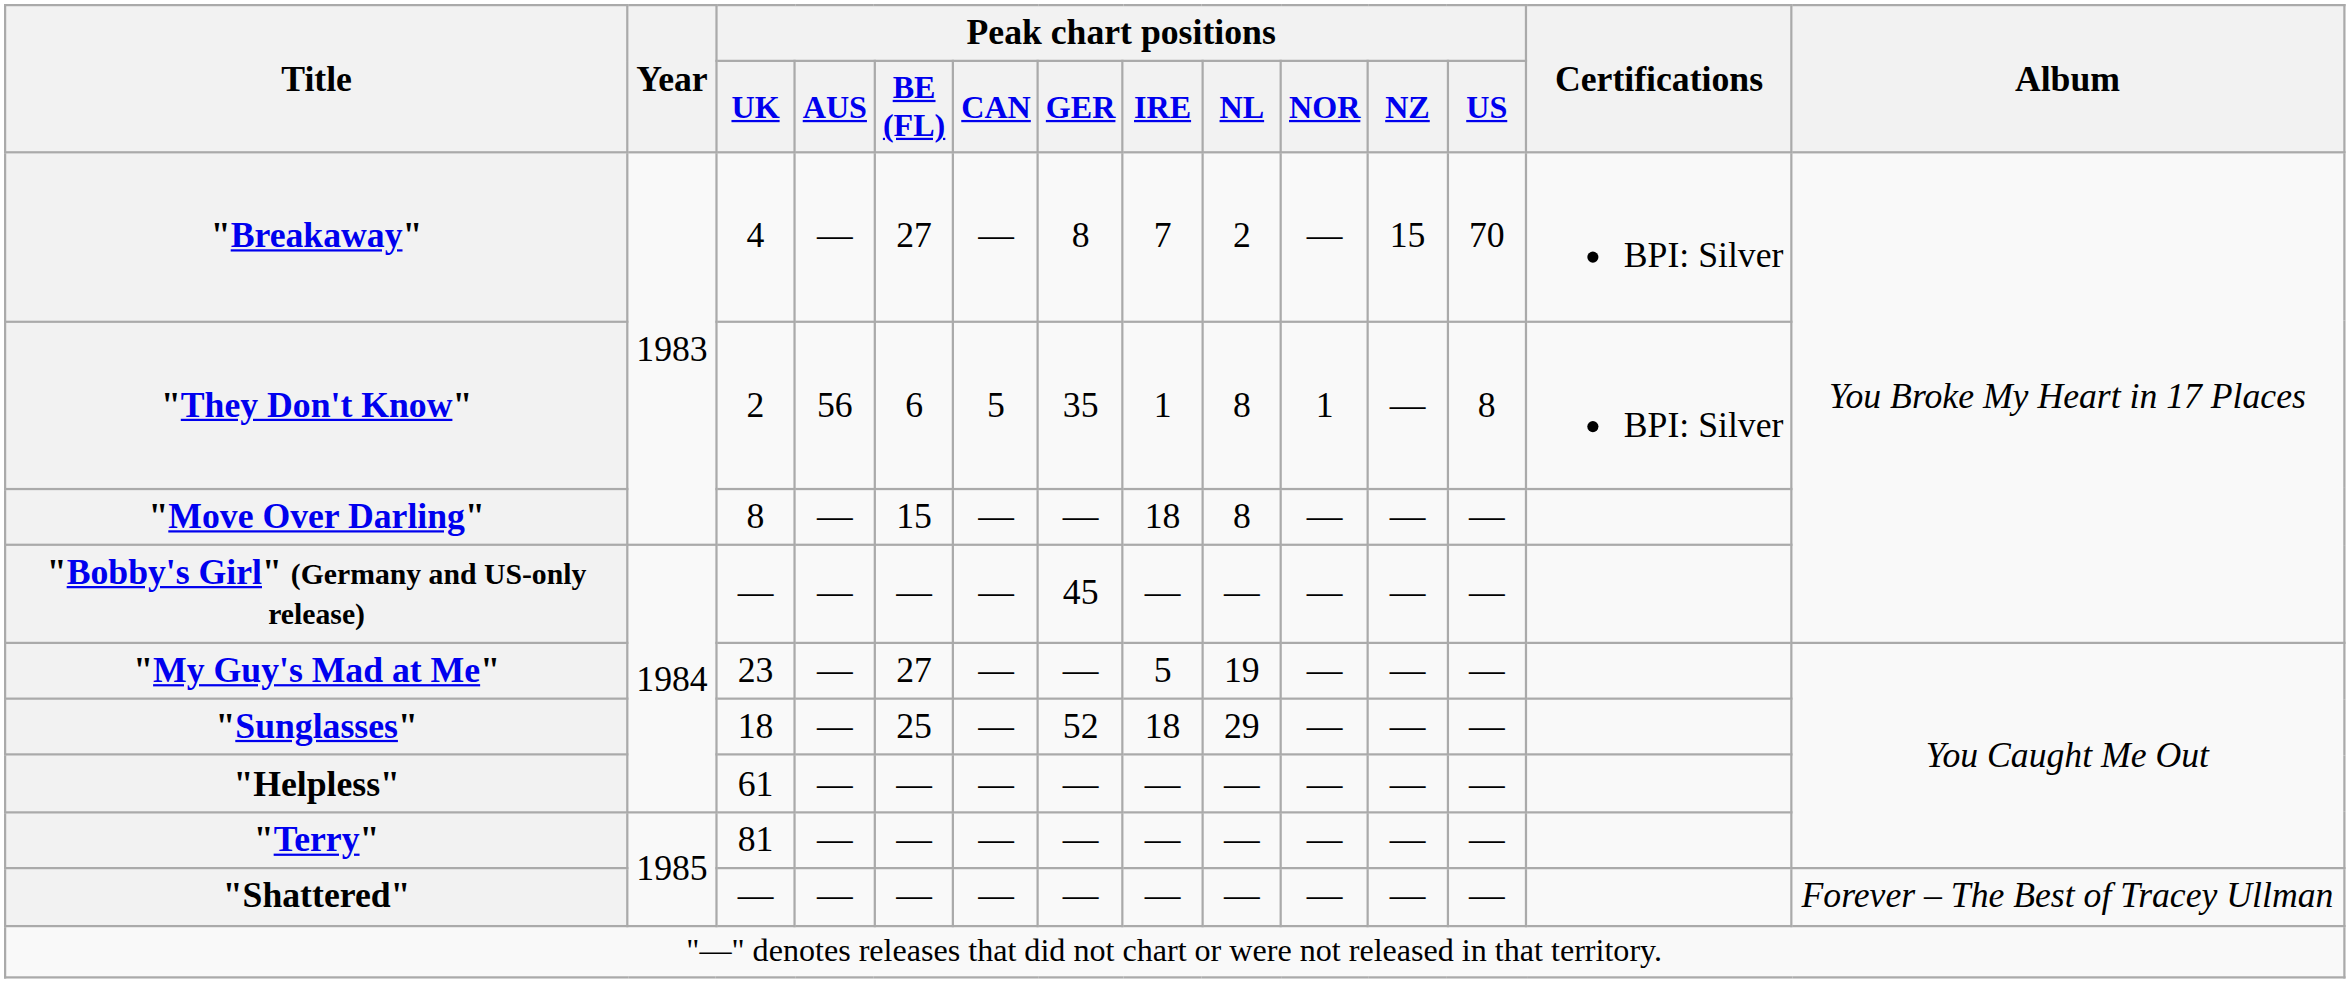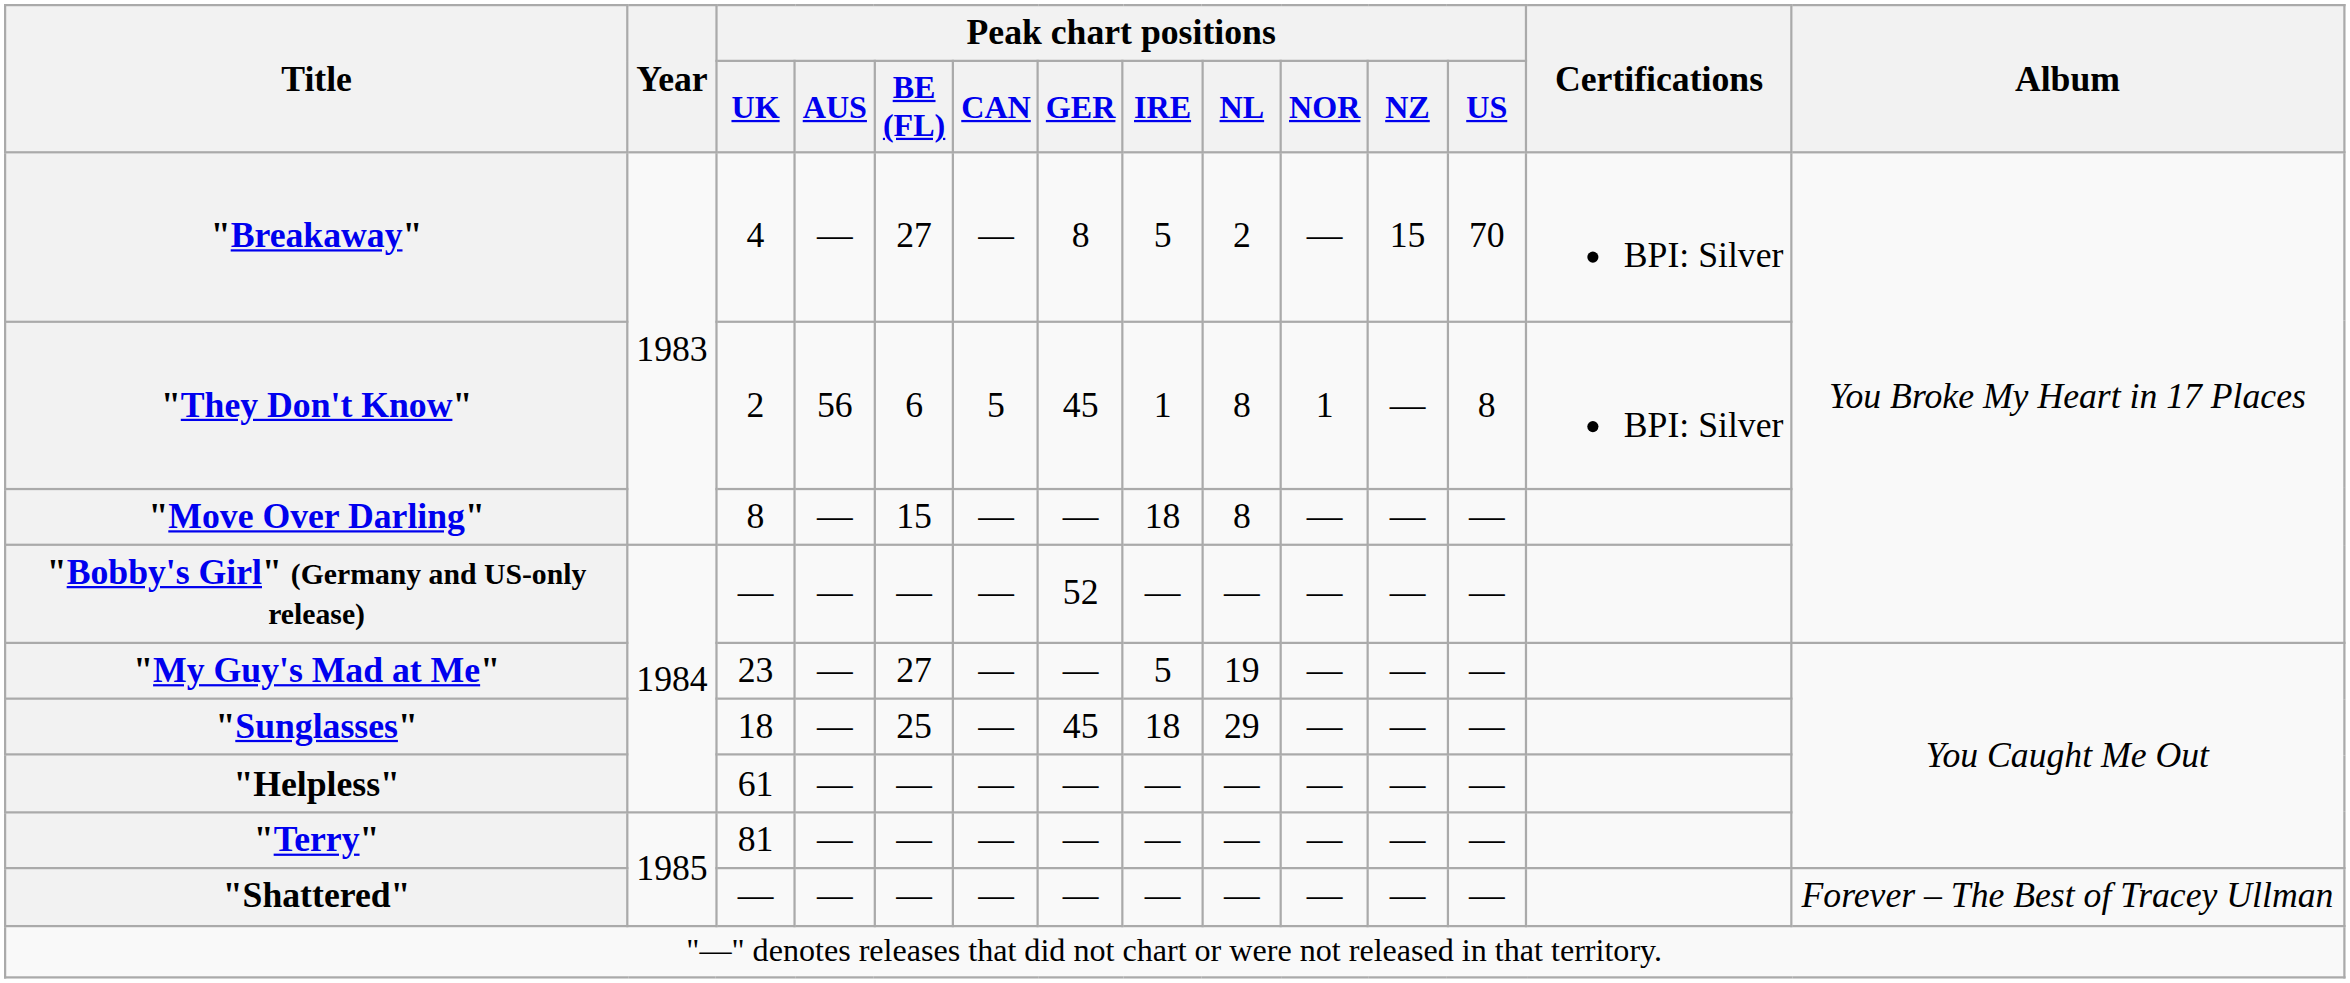(1163, 236) 7 -> (1163, 236) 5
(1081, 404) 35 -> (1081, 404) 45
(1081, 593) 45 -> (1081, 593) 52
(1081, 726) 52 -> (1081, 726) 45
